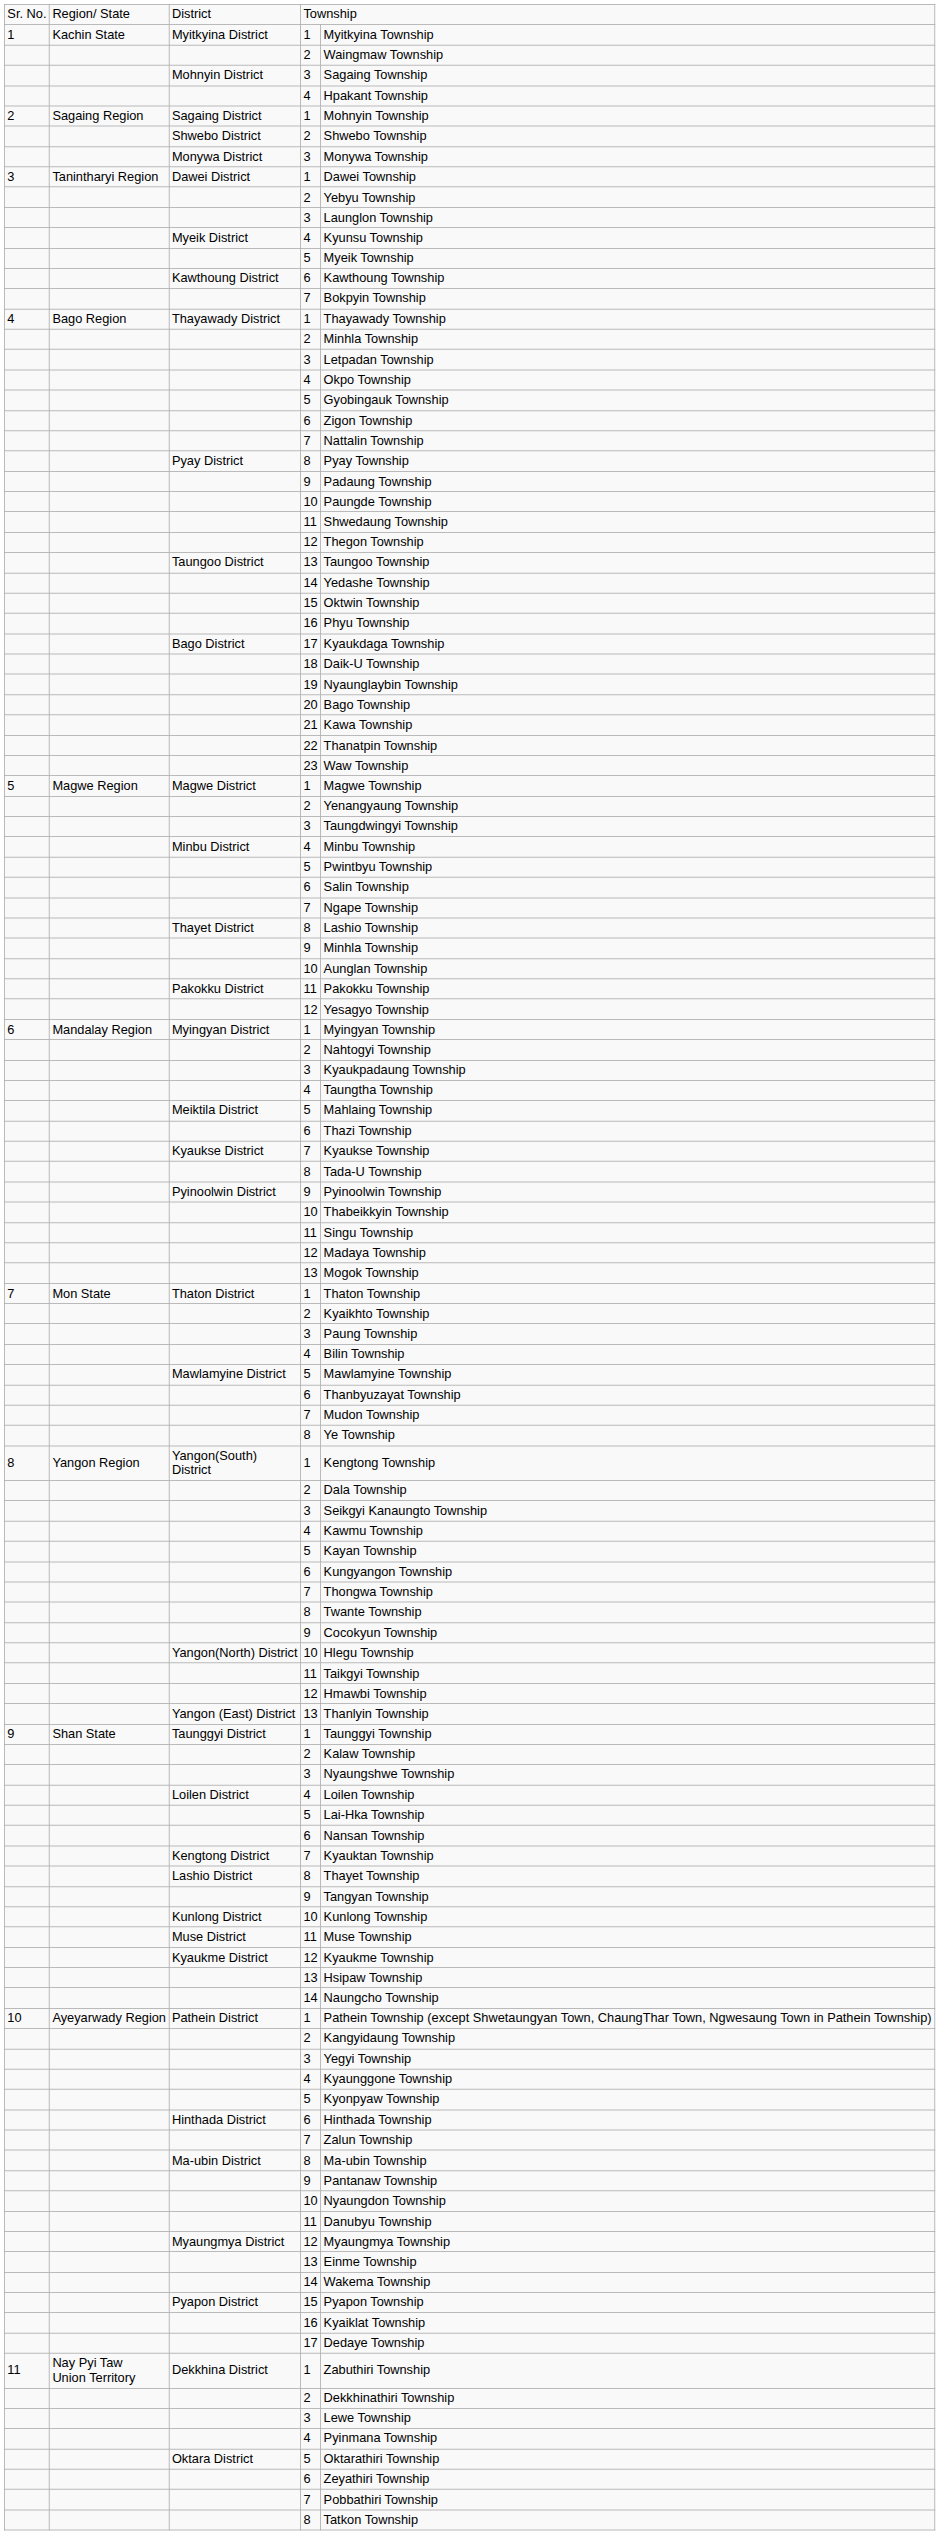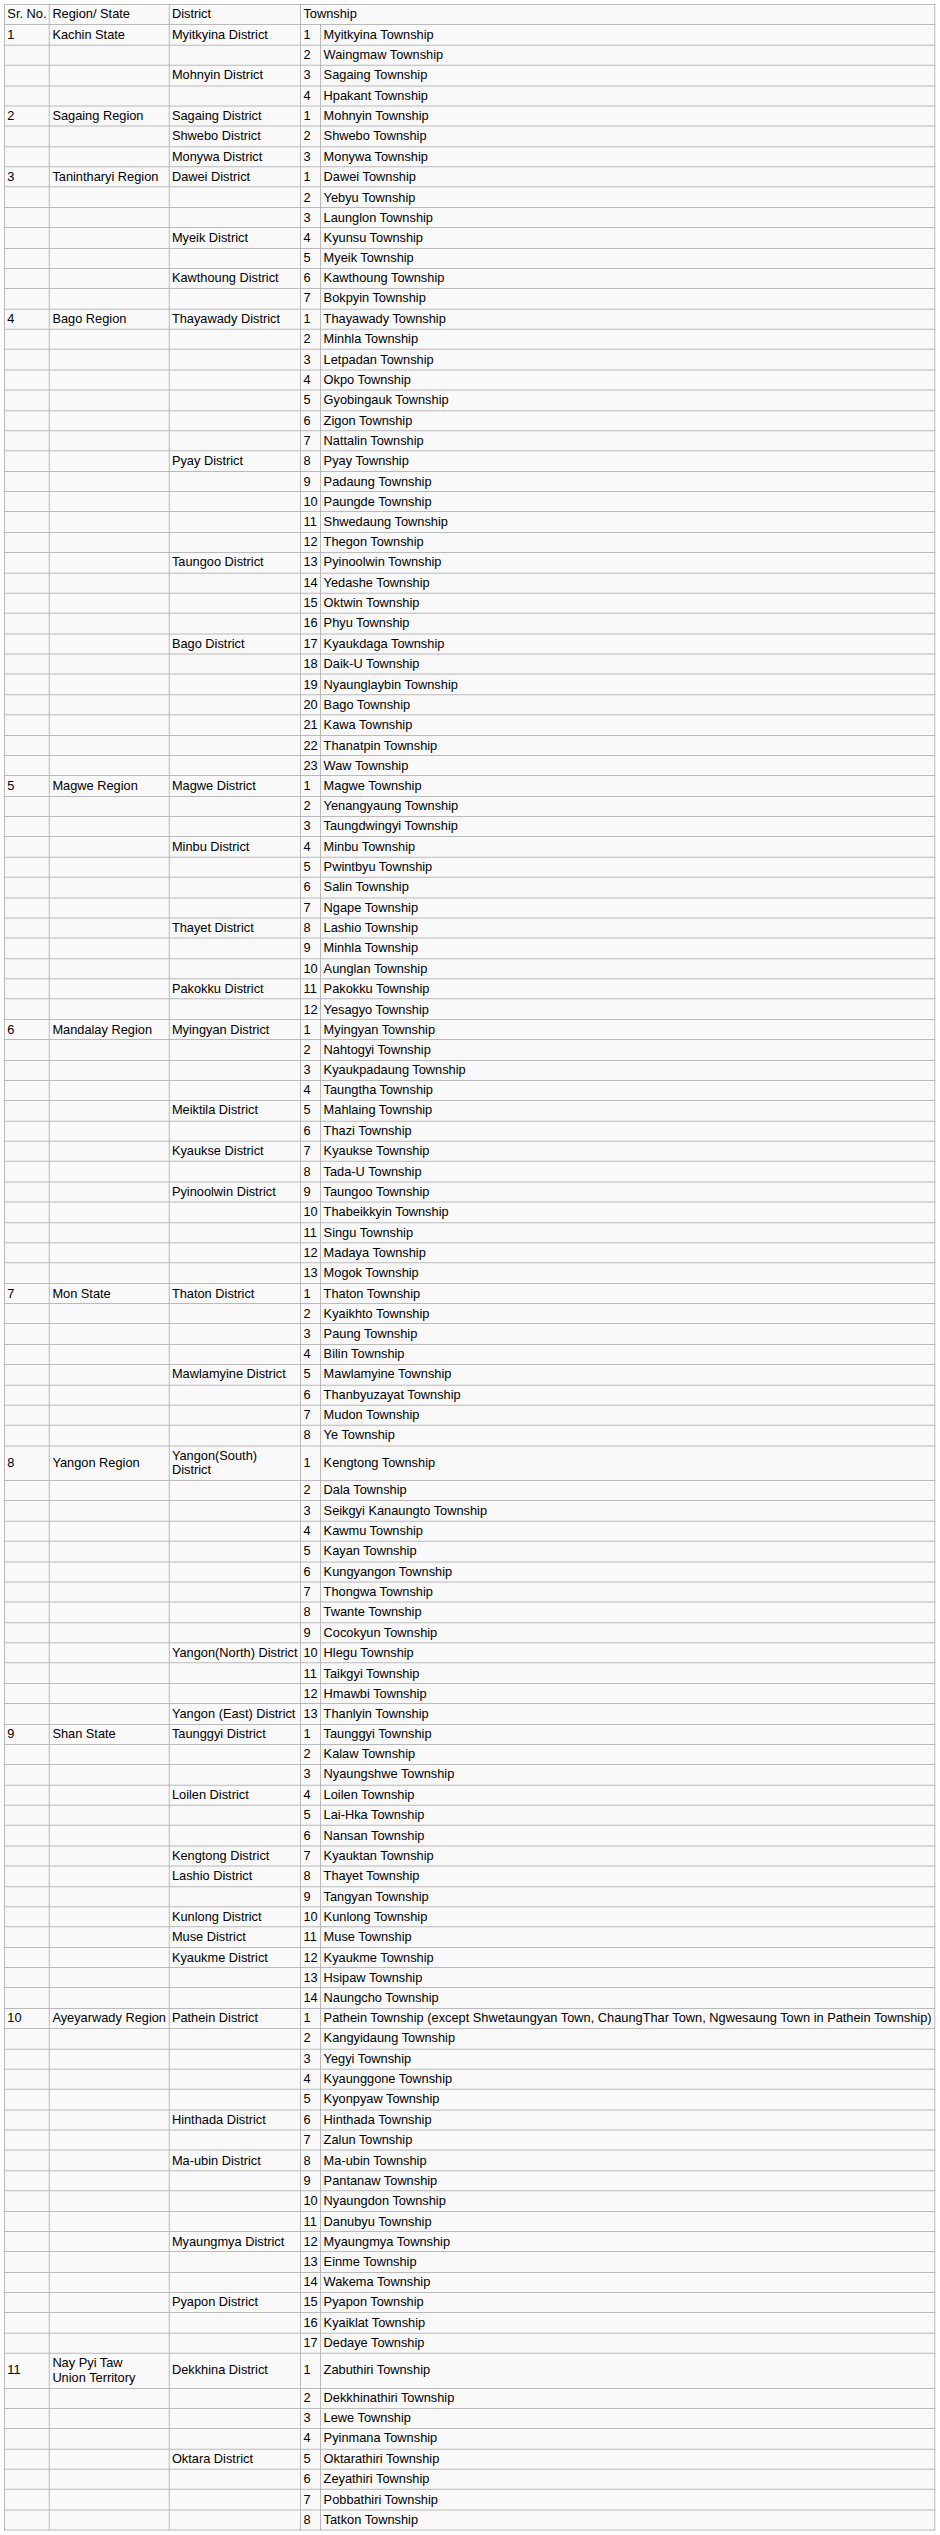(376, 562) Taungoo Township -> (383, 562) Pyinoolwin Township
(383, 1192) Pyinoolwin Township -> (376, 1192) Taungoo Township
